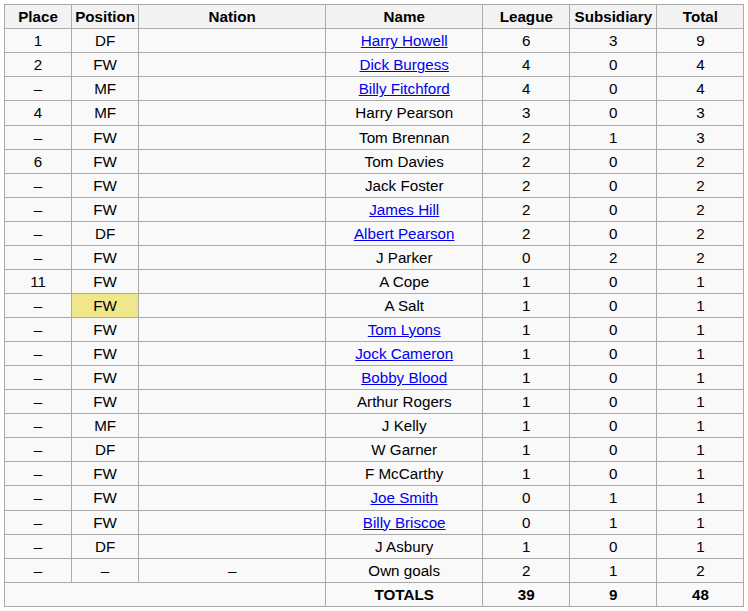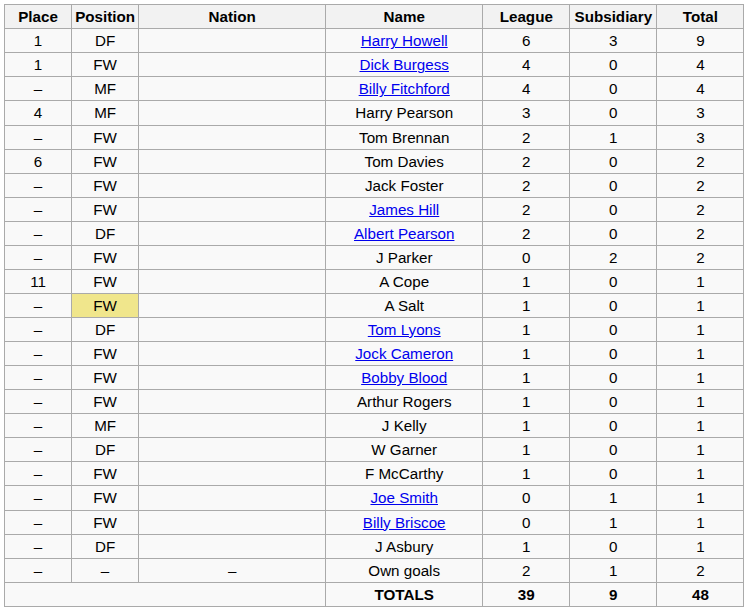(38, 65) 2 -> (38, 65) 1
(105, 330) FW -> (105, 330) DF
